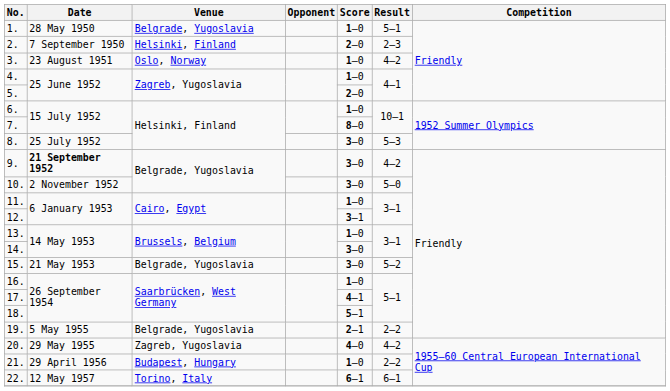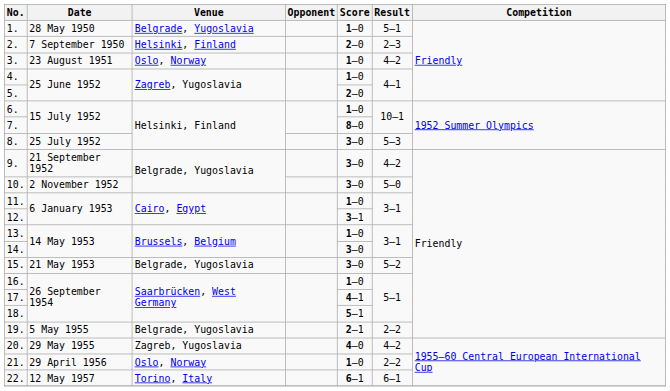(65, 163) bold -> (65, 163) normal
(185, 362) Budapest, Hungary -> (170, 362) Oslo, Norway
